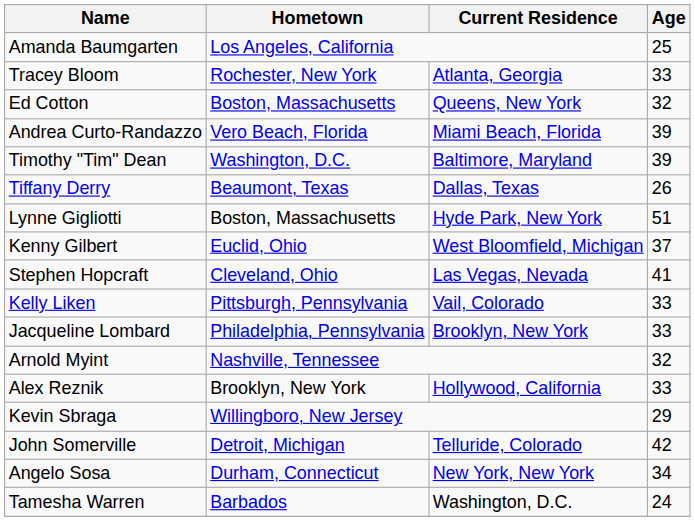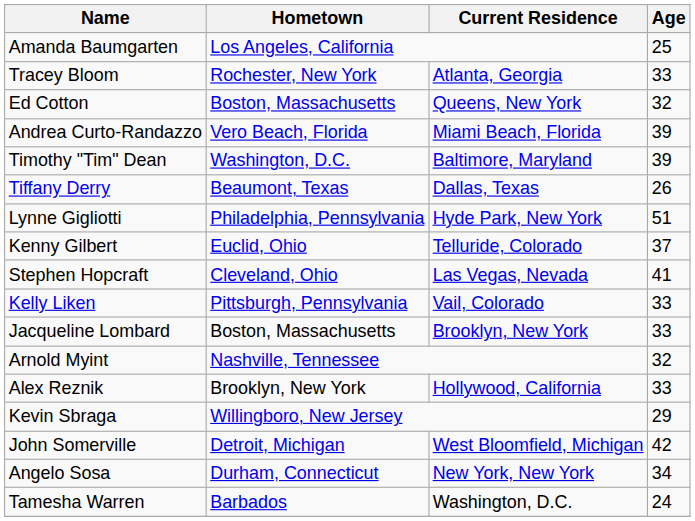(303, 217) Boston, Massachusetts -> (317, 217) Philadelphia, Pennsylvania
(538, 246) West Bloomfield, Michigan -> (507, 246) Telluride, Colorado
(317, 331) Philadelphia, Pennsylvania -> (303, 331) Boston, Massachusetts
(507, 445) Telluride, Colorado -> (538, 445) West Bloomfield, Michigan
